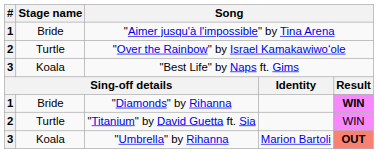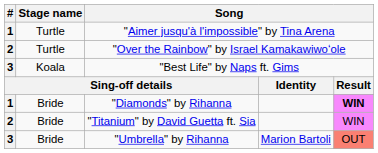(50, 31) Bride -> (50, 31) Turtle
(50, 121) Turtle -> (50, 121) Bride
(50, 139) Koala -> (50, 139) Bride
(353, 139) bold -> (353, 139) normal
